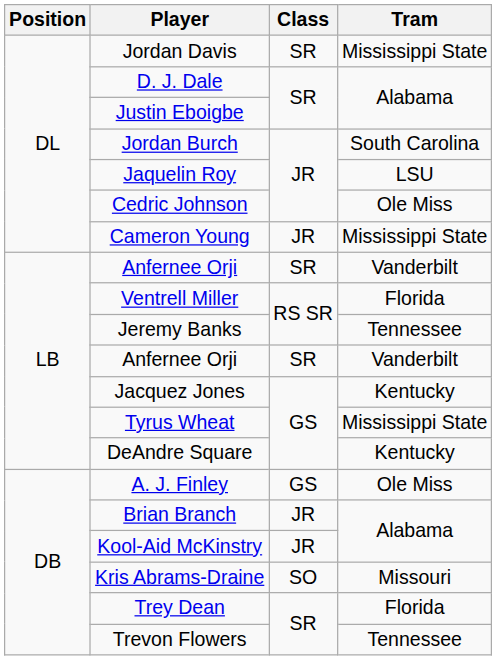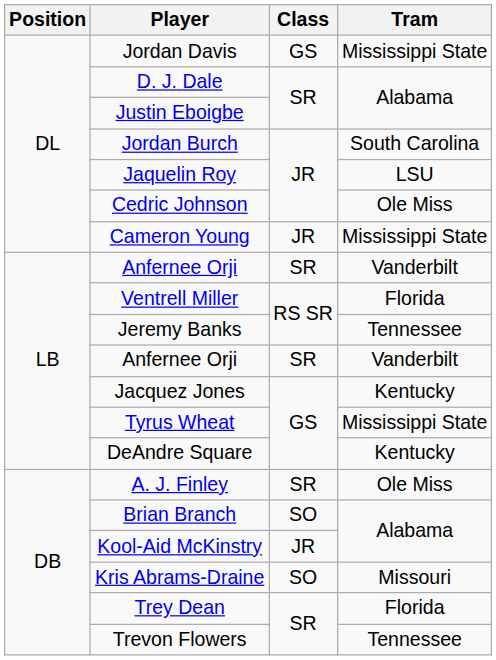(303, 50) SR -> (303, 50) GS
(303, 484) GS -> (303, 484) SR
(303, 515) JR -> (303, 515) SO
